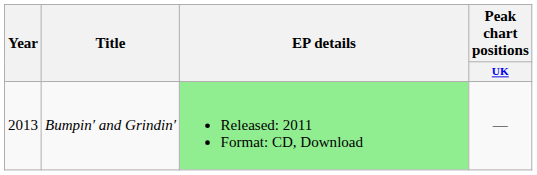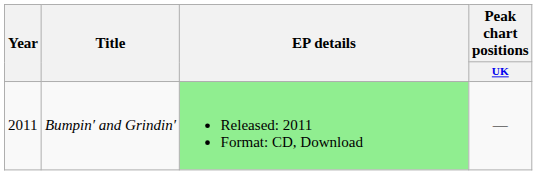(23, 125) 2013 -> (23, 125) 2011
